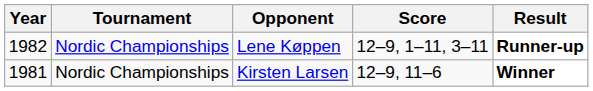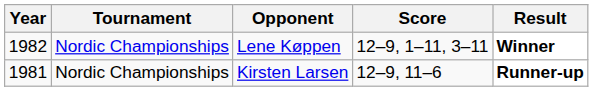(540, 46) Runner-up -> (526, 46) Winner
(526, 73) Winner -> (540, 73) Runner-up
